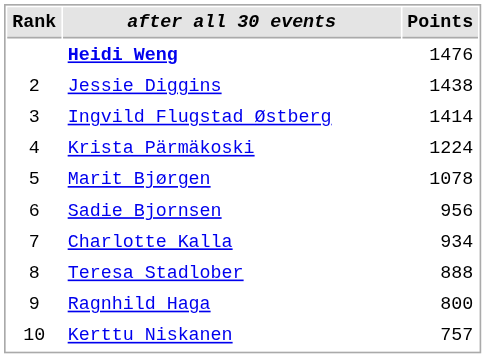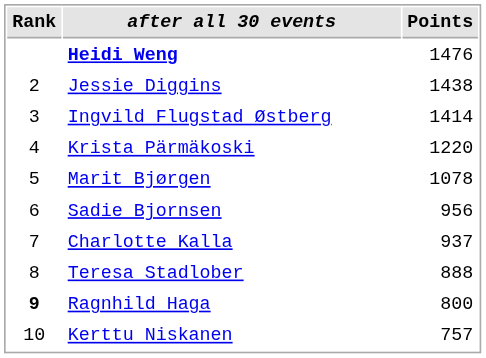(451, 148) 1224 -> (451, 148) 1220
(457, 242) 934 -> (457, 242) 937
(34, 304) normal -> (34, 304) bold
